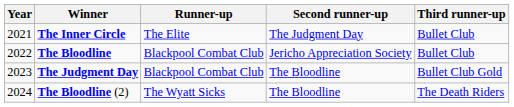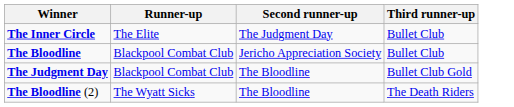- column: (20, 14)
